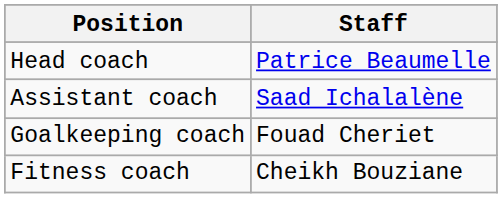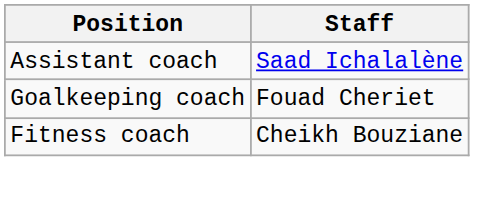- row: (79, 61)
